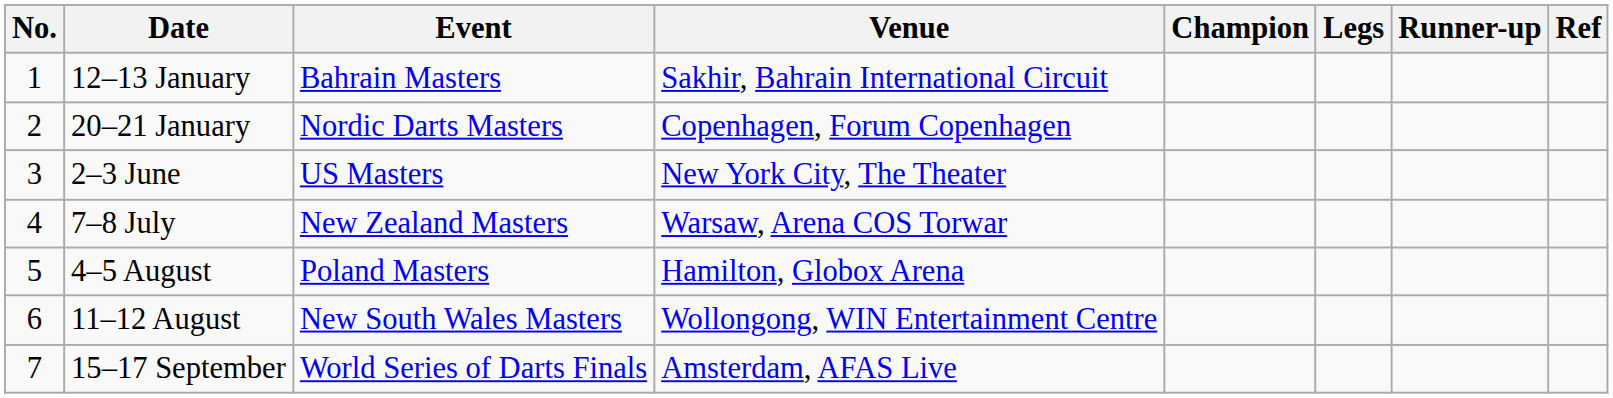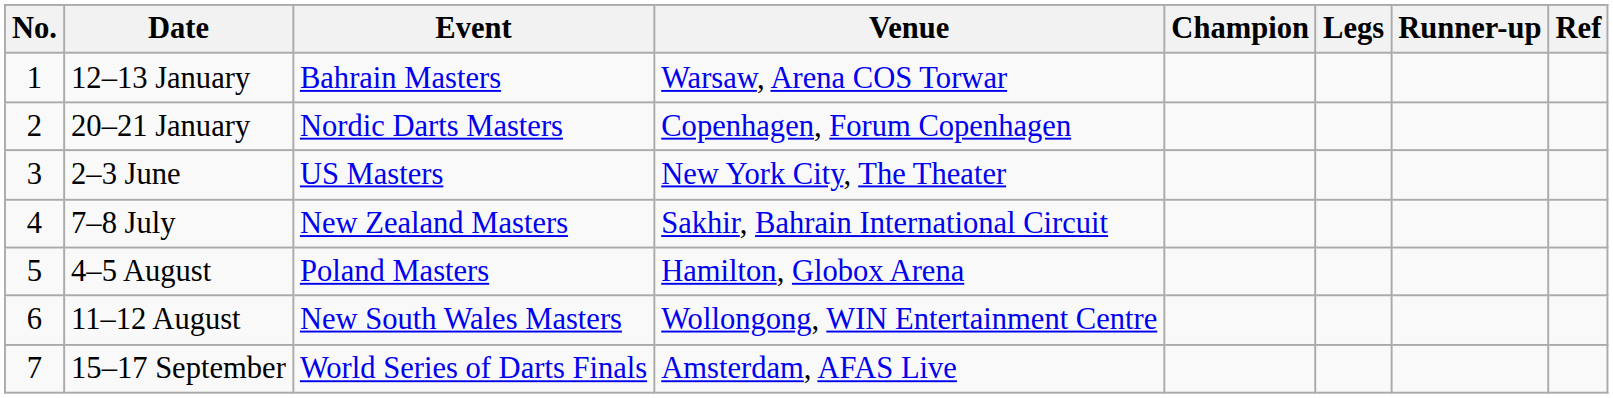(885, 77) Sakhir, Bahrain International Circuit -> (834, 77) Warsaw, Arena COS Torwar
(834, 222) Warsaw, Arena COS Torwar -> (885, 222) Sakhir, Bahrain International Circuit
